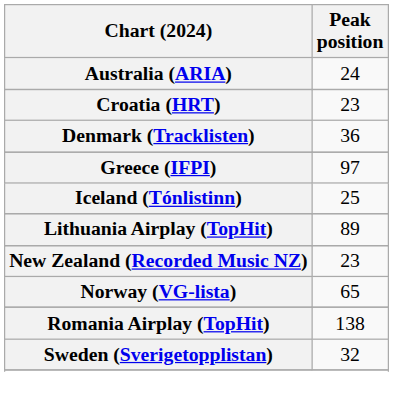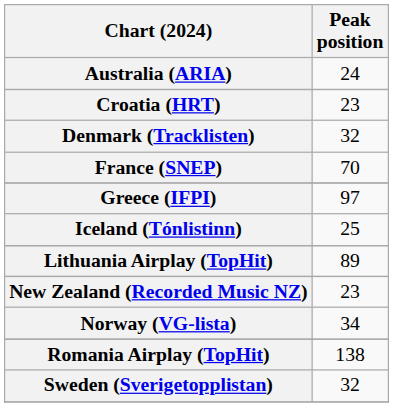(350, 135) 36 -> (350, 135) 32
+ row: (158, 167)
(350, 291) 65 -> (350, 323) 34
